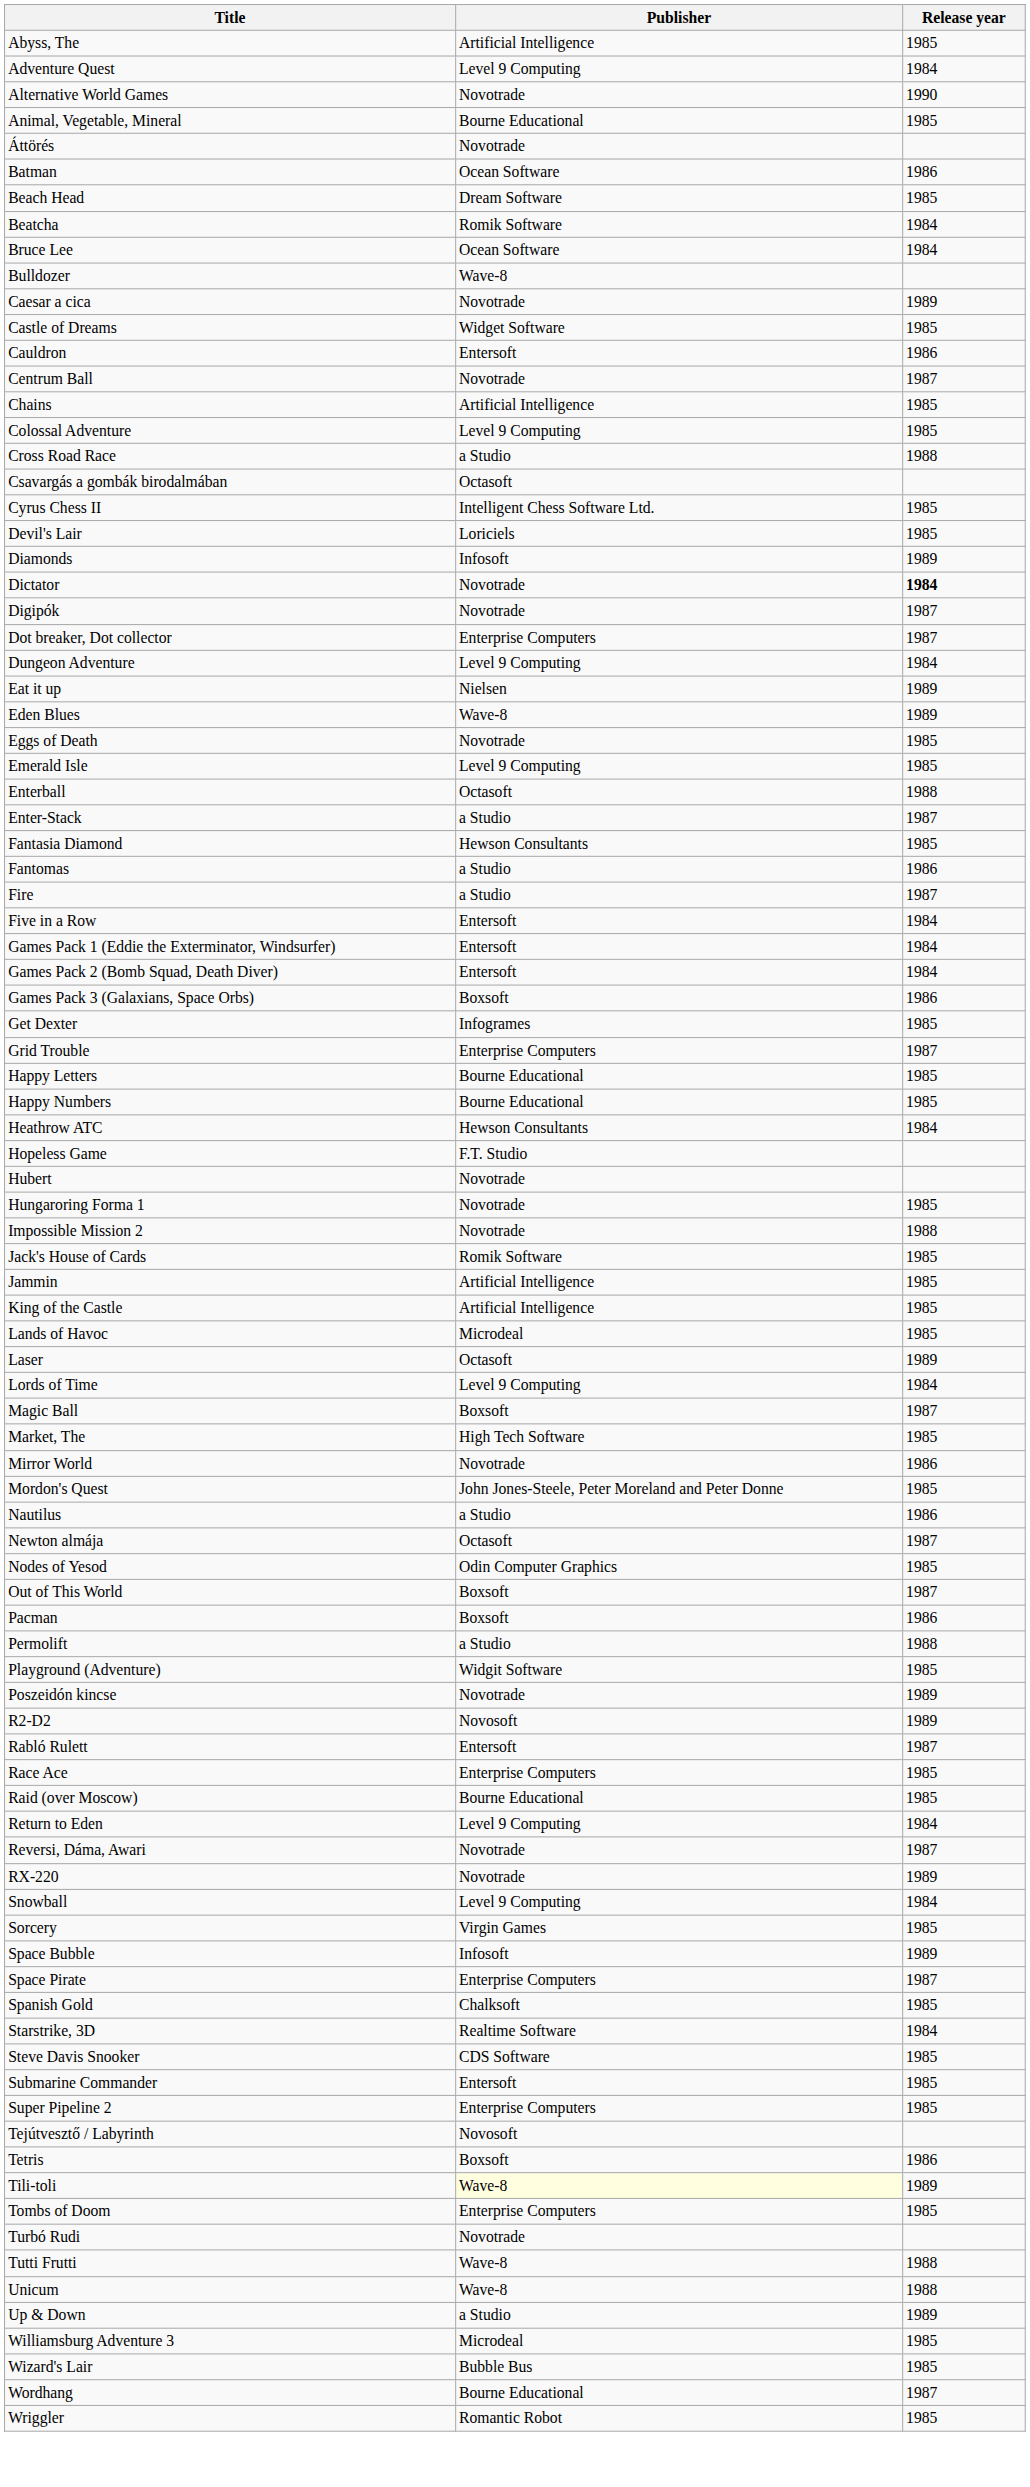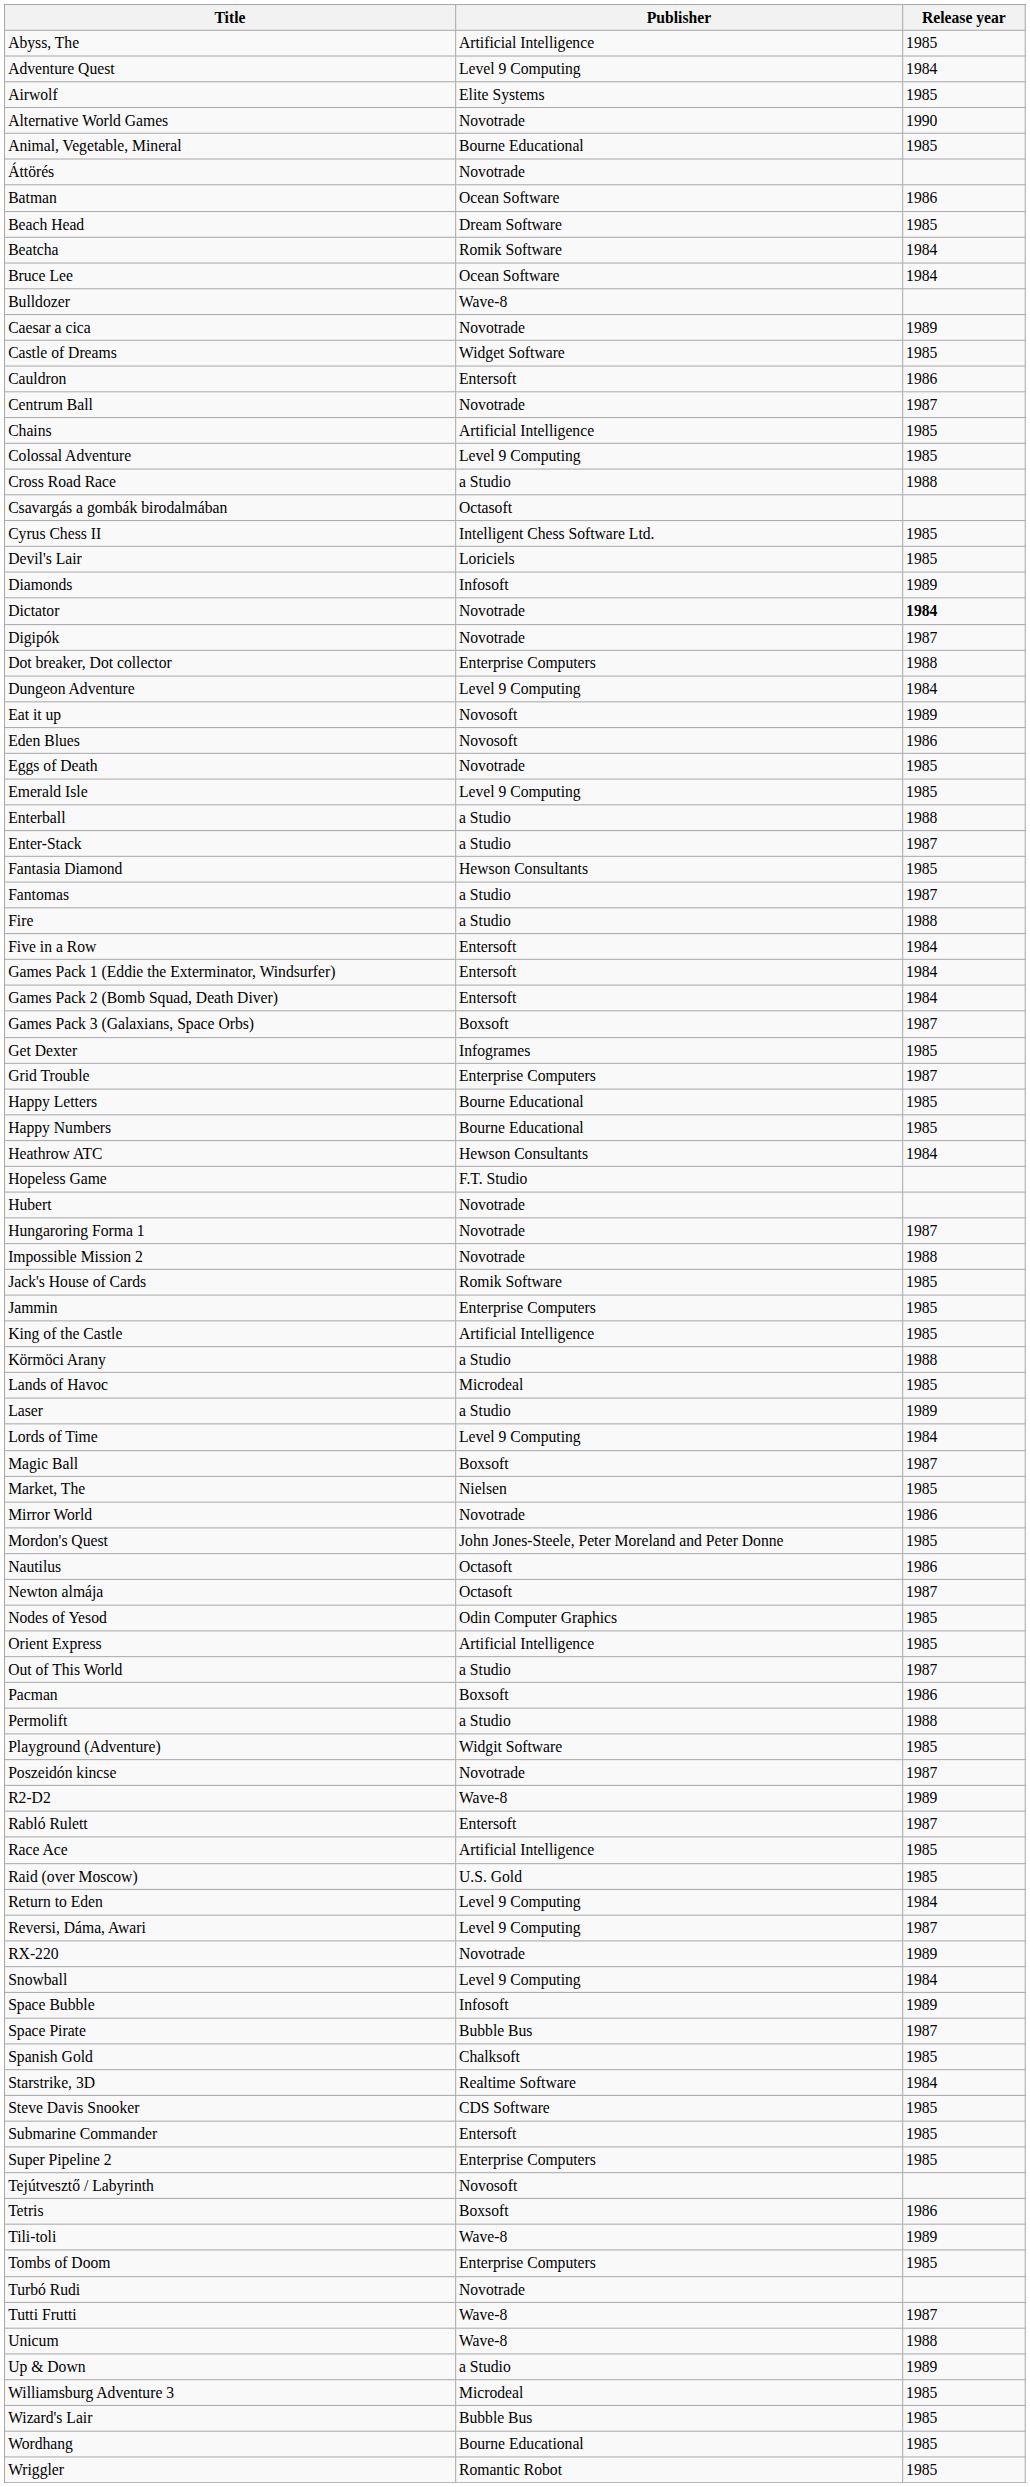+ row: (33, 95)
(922, 637) 1987 -> (922, 662) 1988
(483, 688) Nielsen -> (488, 714) Novosoft
(483, 714) Wave-8 -> (488, 740) Novosoft
(922, 714) 1989 -> (922, 740) 1986
(486, 792) Octasoft -> (485, 817) a Studio
(922, 869) 1986 -> (922, 895) 1987
(922, 895) 1987 -> (922, 921) 1988
(922, 998) 1986 -> (922, 1024) 1987
(922, 1205) 1985 -> (922, 1230) 1987
(527, 1282) Artificial Intelligence -> (527, 1308) Enterprise Computers
+ row: (57, 1359)
(486, 1359) Octasoft -> (485, 1411) a Studio
(522, 1437) High Tech Software -> (483, 1489) Nielsen
(485, 1514) a Studio -> (486, 1566) Octasoft
+ row: (55, 1643)
(484, 1592) Boxsoft -> (485, 1669) a Studio
(922, 1695) 1989 -> (922, 1772) 1987
(488, 1721) Novosoft -> (483, 1798) Wave-8
(527, 1772) Enterprise Computers -> (527, 1850) Artificial Intelligence
(521, 1798) Bourne Educational -> (491, 1876) U.S. Gold
(492, 1850) Novotrade -> (520, 1927) Level 9 Computing
- row: (32, 1927)
(527, 1979) Enterprise Computers -> (496, 2031) Bubble Bus
(483, 2186) lightyellow background -> (483, 2237) no background
(922, 2263) 1988 -> (922, 2315) 1987
(922, 2392) 1987 -> (922, 2444) 1985
